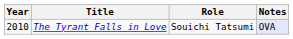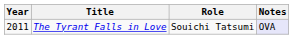(18, 27) 2010 -> (18, 27) 2011
